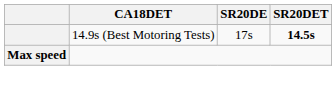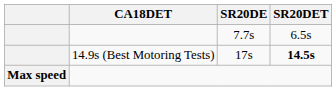+ row: (244, 34)
